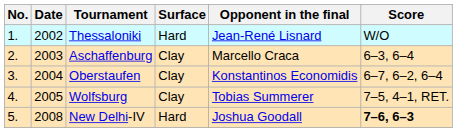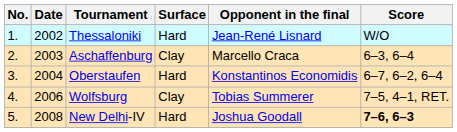(171, 76) Clay -> (172, 76) Hard
(49, 96) 2005 -> (49, 96) 2006
